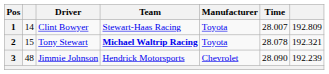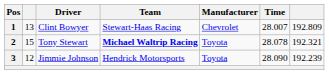(29, 27) 14 -> (29, 27) 13
(215, 27) Toyota -> (220, 27) Chevrolet
(29, 58) 48 -> (29, 58) 12
(220, 58) Chevrolet -> (215, 58) Toyota
